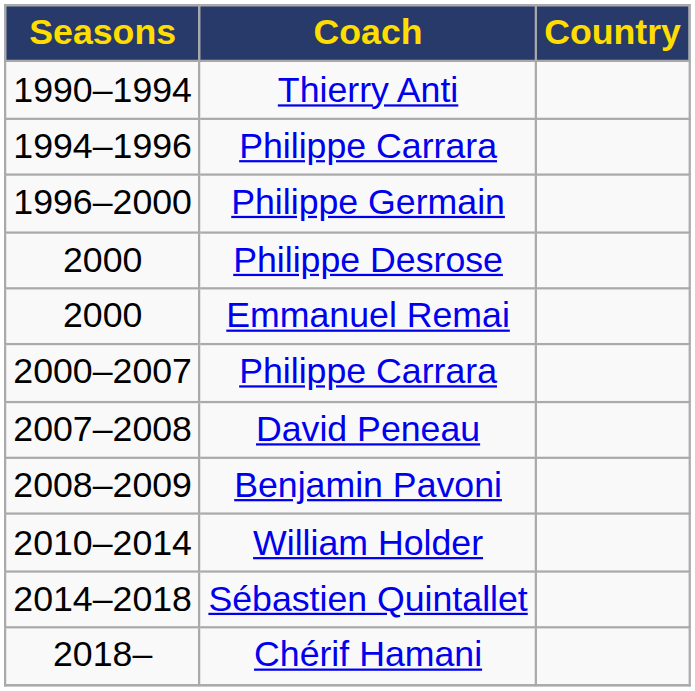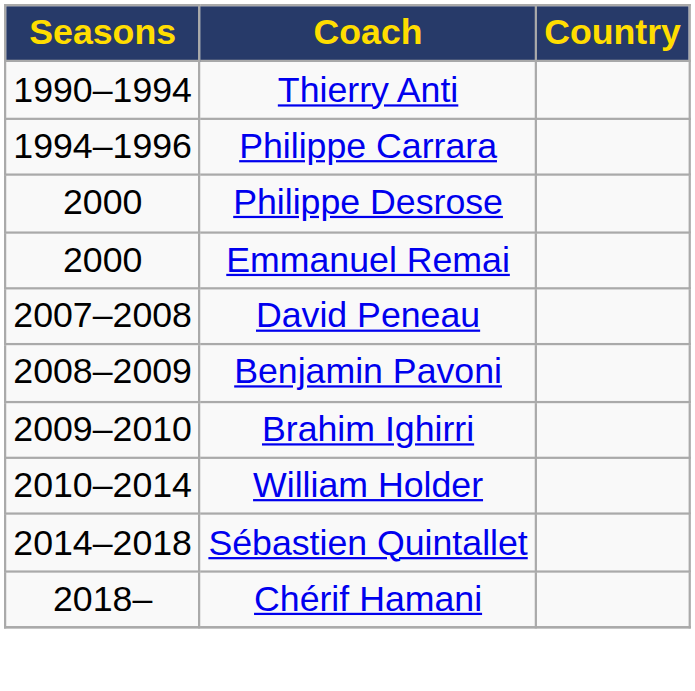- row: (103, 202)
- row: (103, 372)
+ row: (103, 428)
